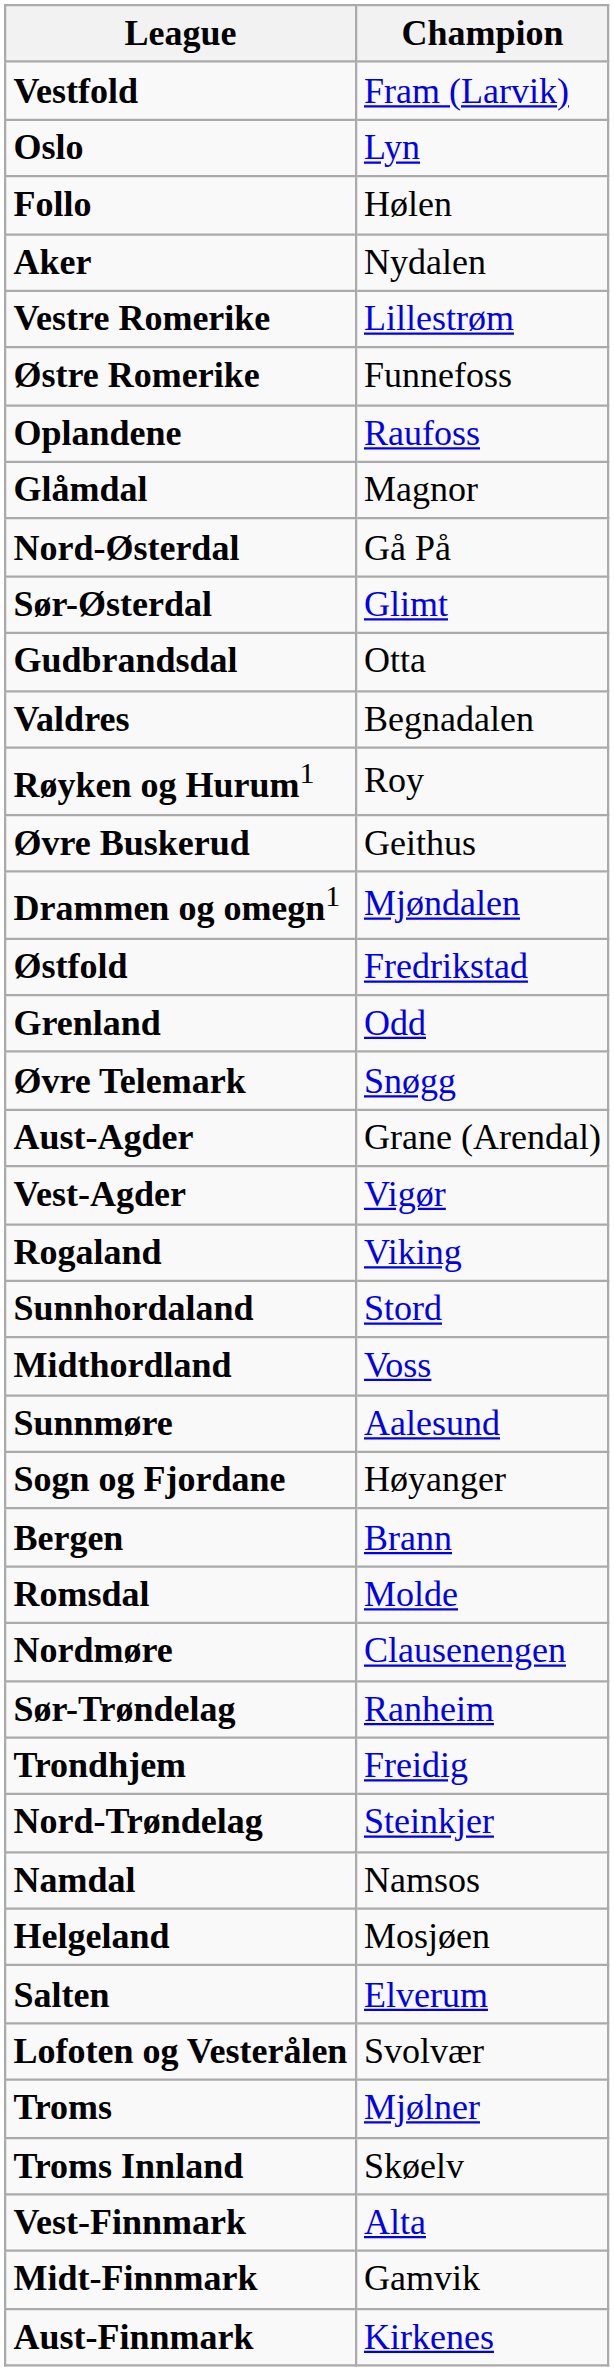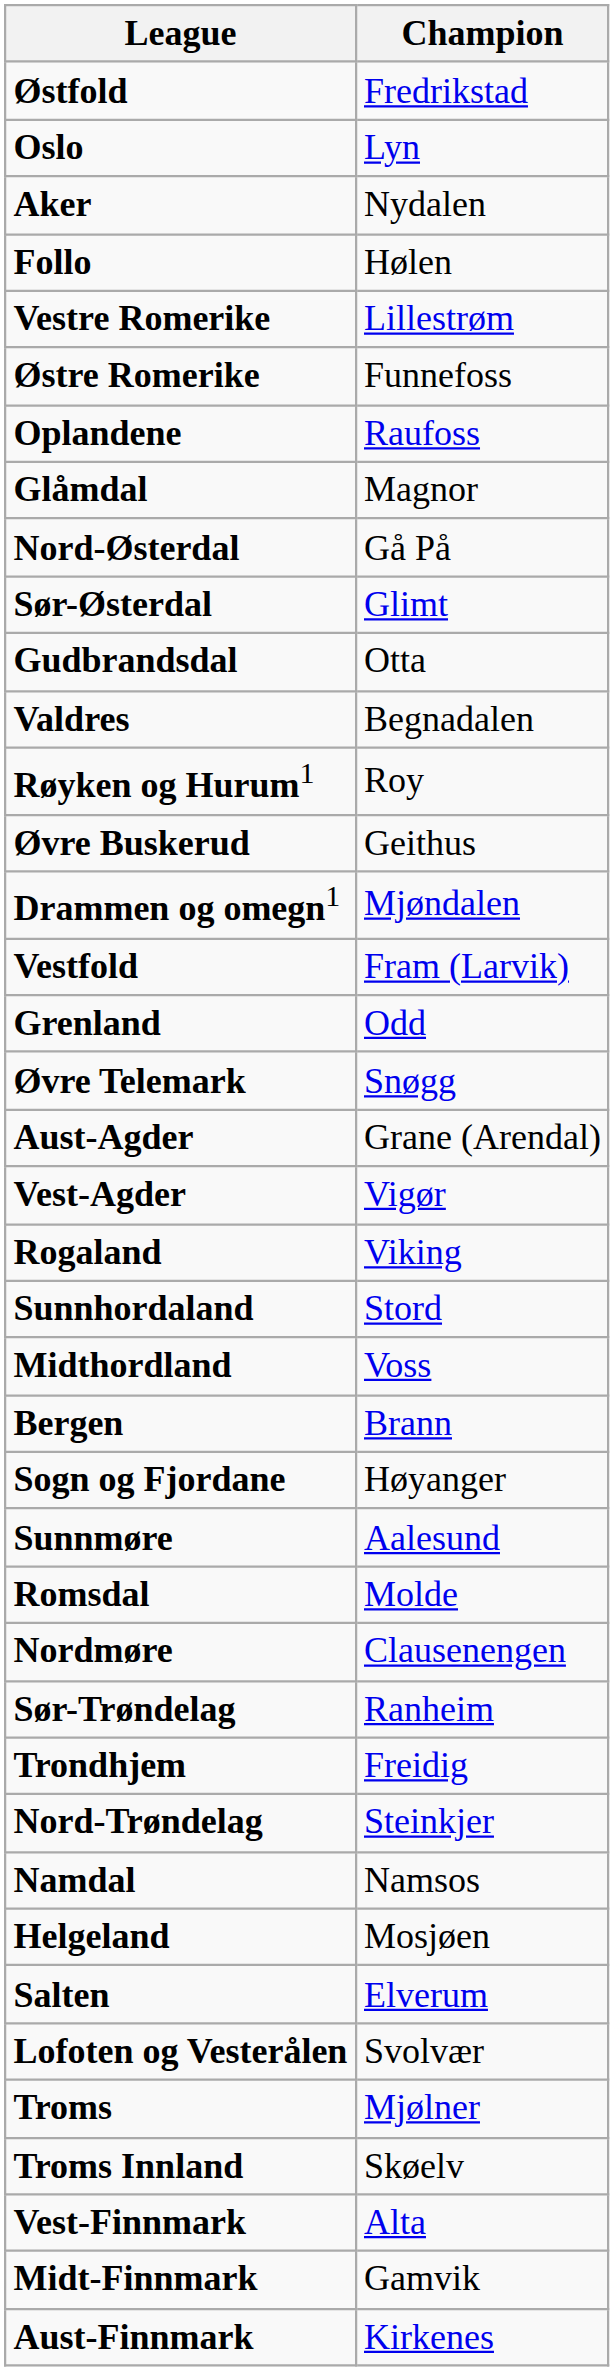rows swapped: (70, 966) <-> (76, 90)
rows swapped: (52, 204) <-> (52, 261)
rows swapped: (68, 1536) <-> (93, 1422)
